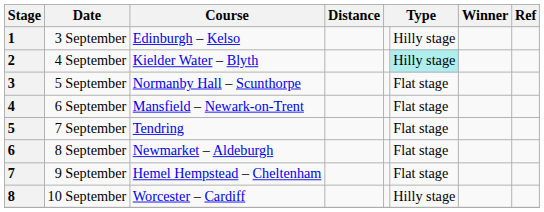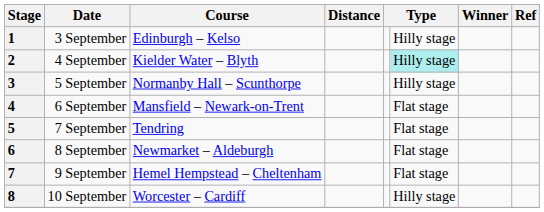(421, 83) Flat stage -> (424, 83) Hilly stage
